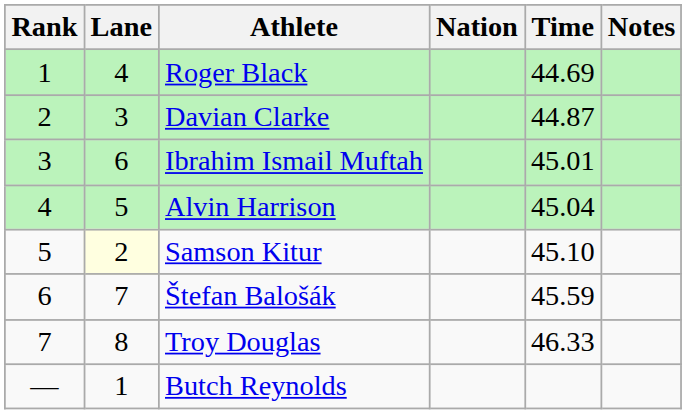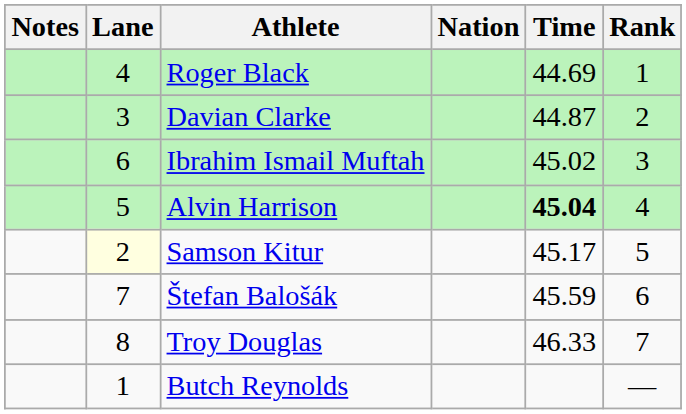columns swapped: (44, 26) <-> (642, 26)
(563, 161) 45.01 -> (564, 161) 45.02
(563, 206) normal -> (564, 206) bold
(563, 251) 45.10 -> (564, 251) 45.17
